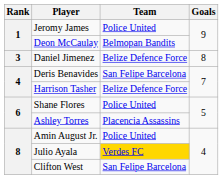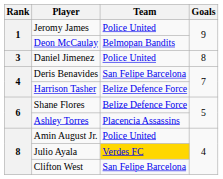(145, 58) Belize Defence Force -> (129, 58) Police United
(129, 105) Police United -> (145, 105) Belize Defence Force
